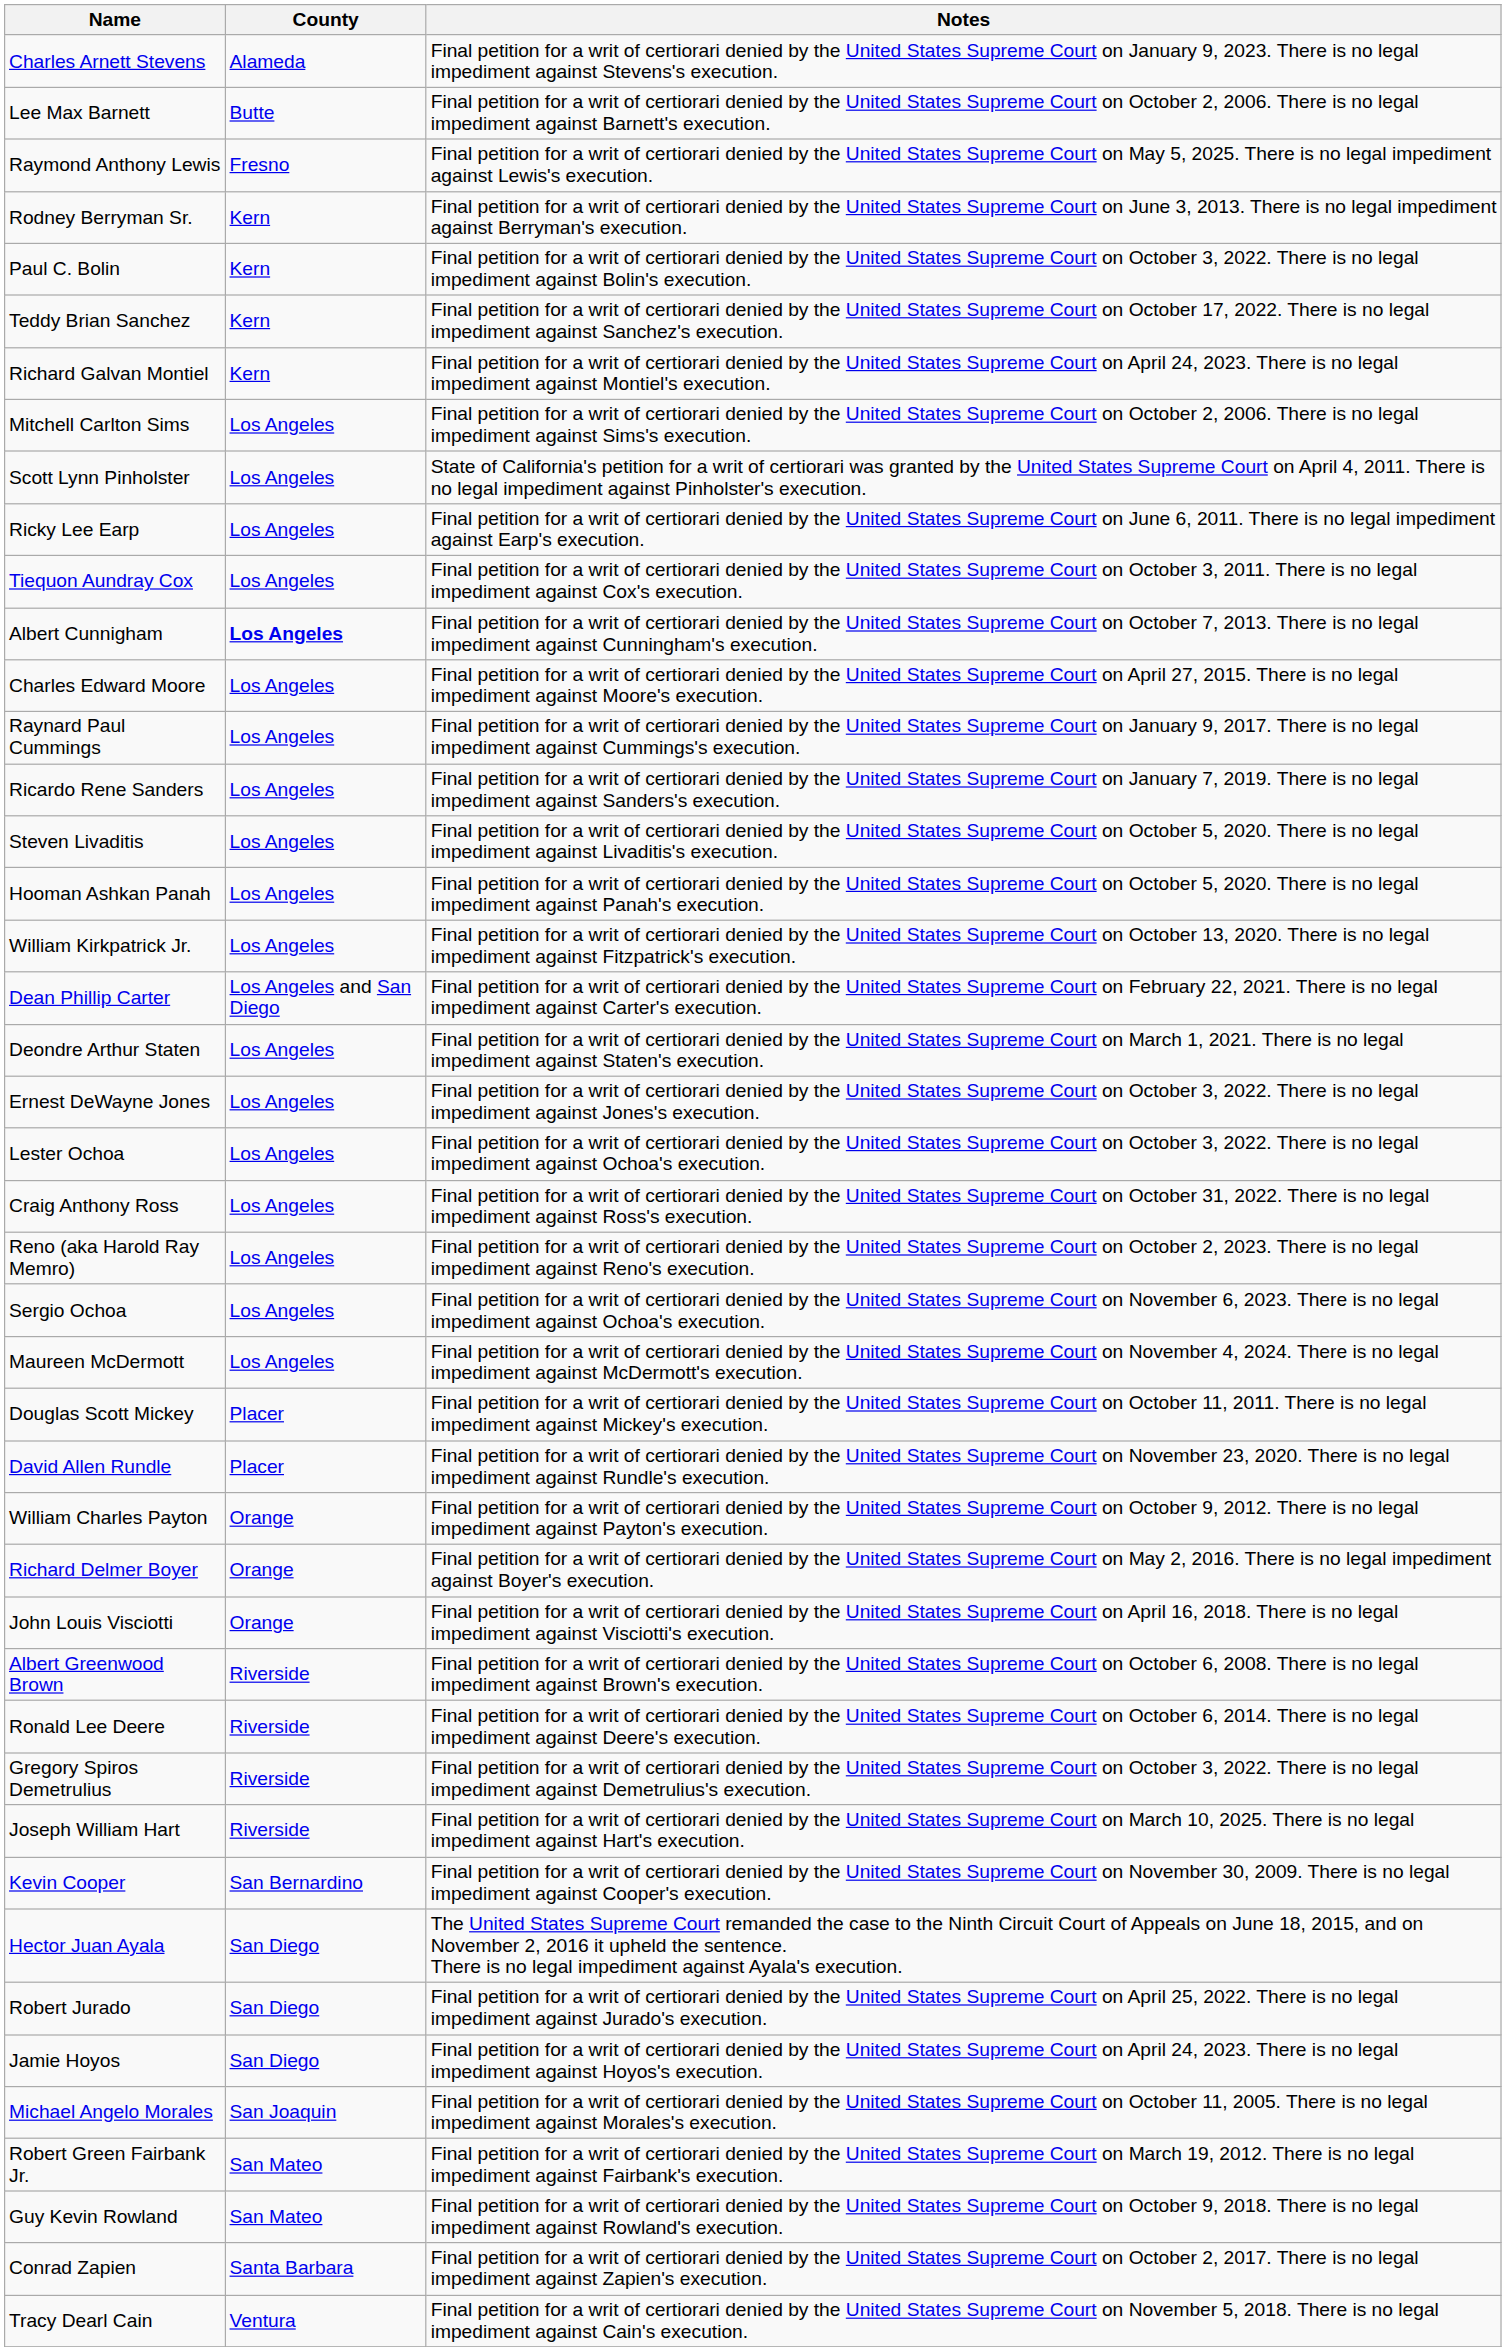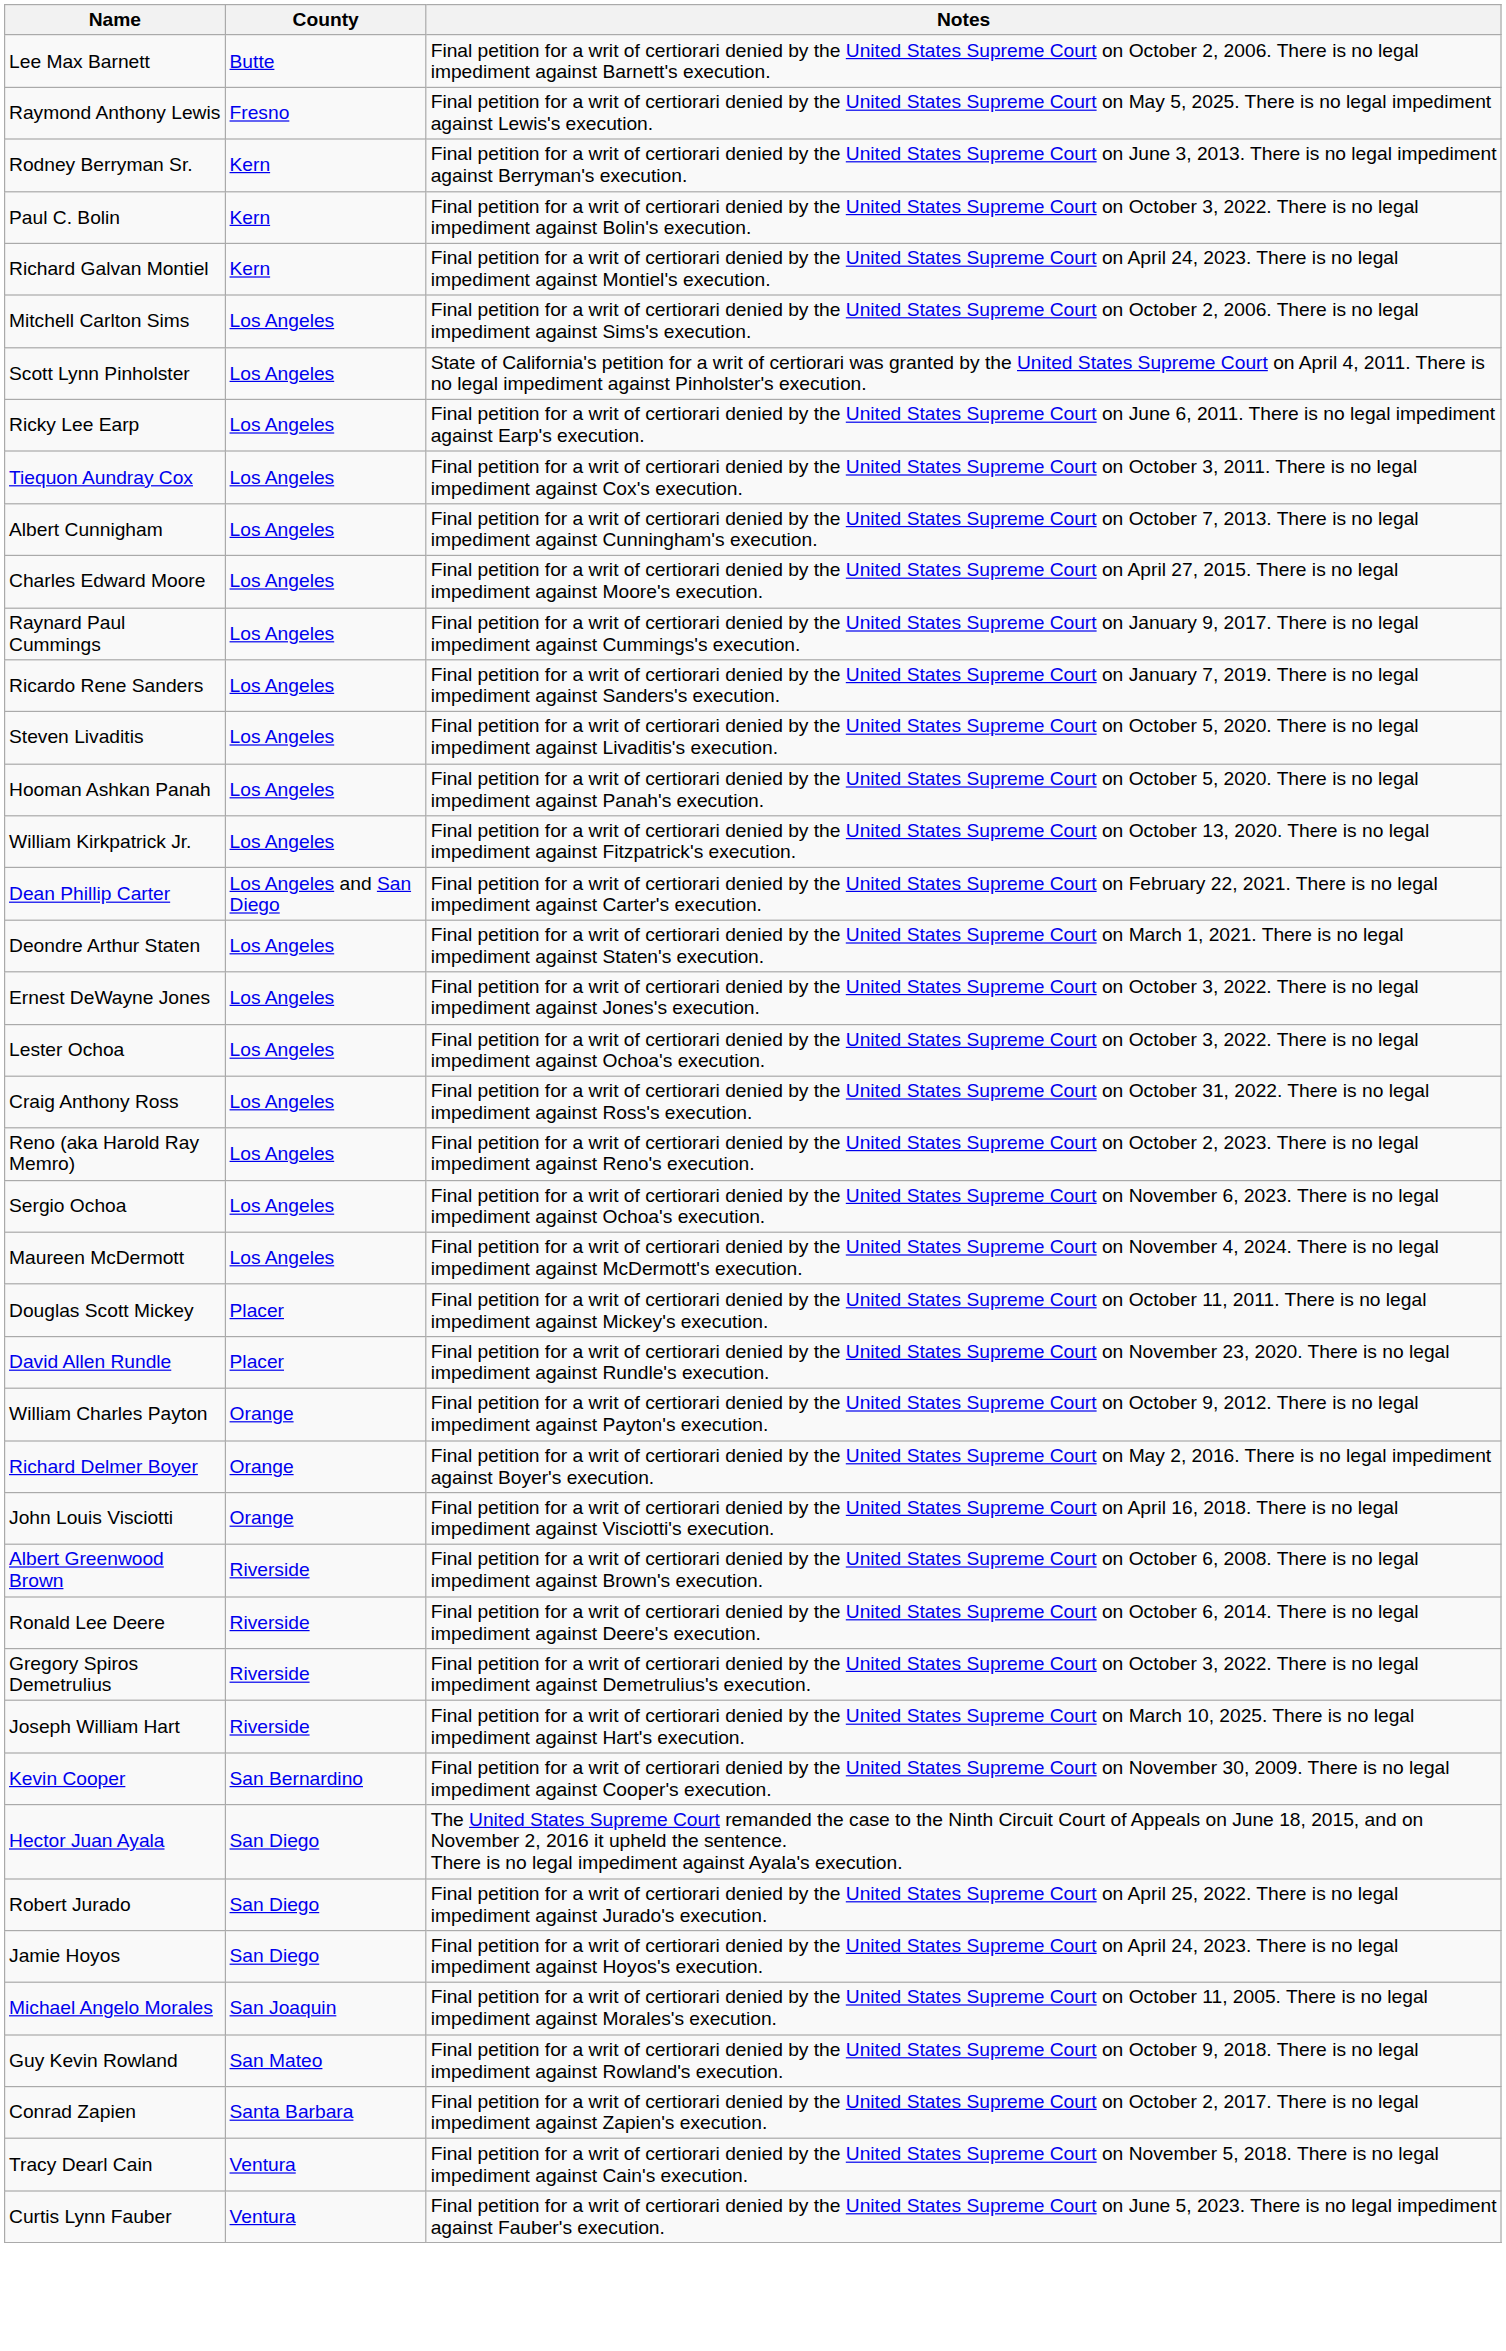- row: (107, 60)
- row: (100, 321)
(286, 633) bold -> (282, 529) normal
- row: (107, 2164)
+ row: (90, 2216)
